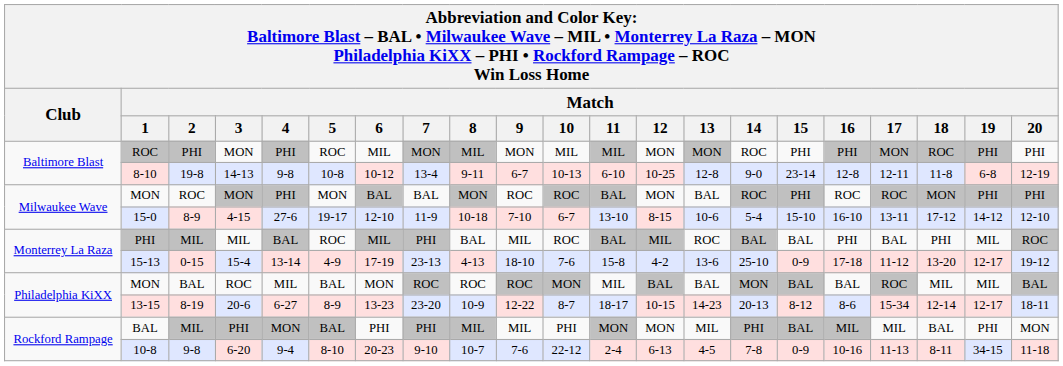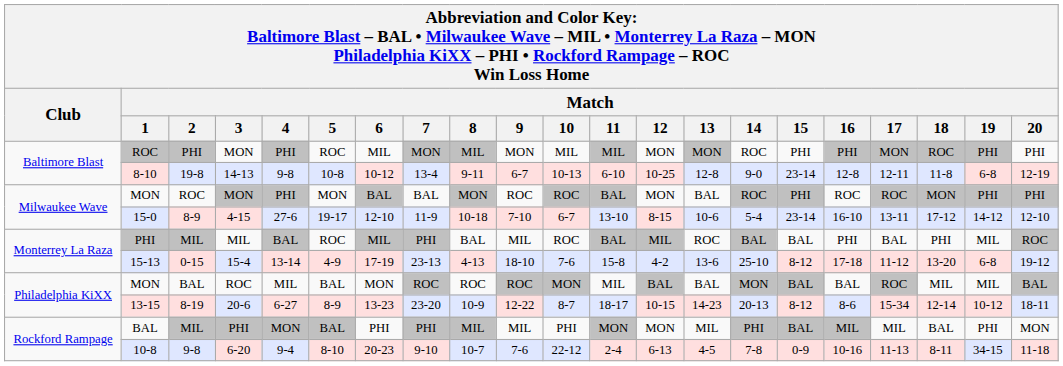(801, 217) 15-10 -> (801, 217) 23-14
(801, 261) 0-9 -> (801, 261) 8-12
(988, 261) 12-17 -> (988, 261) 6-8
(988, 305) 12-17 -> (988, 305) 10-12
